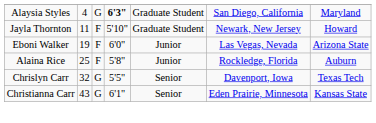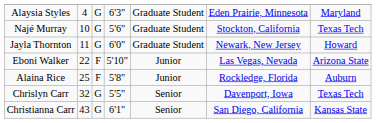(117, 12) bold -> (117, 12) normal
(258, 12) San Diego, California -> (258, 12) Eden Prairie, Minnesota
+ row: (41, 28)
(98, 28) F -> (98, 45) G
(117, 28) 5'10" -> (117, 45) 6'0"
(84, 45) 19 -> (84, 61) 22
(117, 45) 6'0" -> (117, 61) 5'10"
(258, 93) Eden Prairie, Minnesota -> (258, 110) San Diego, California
